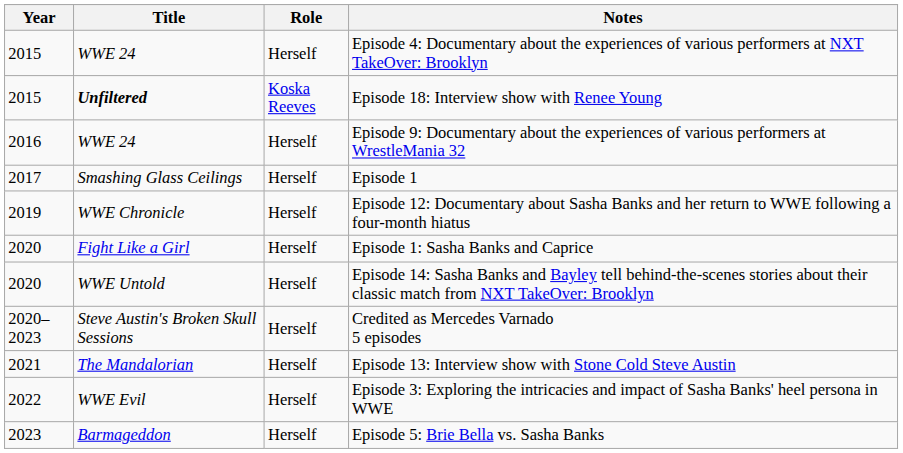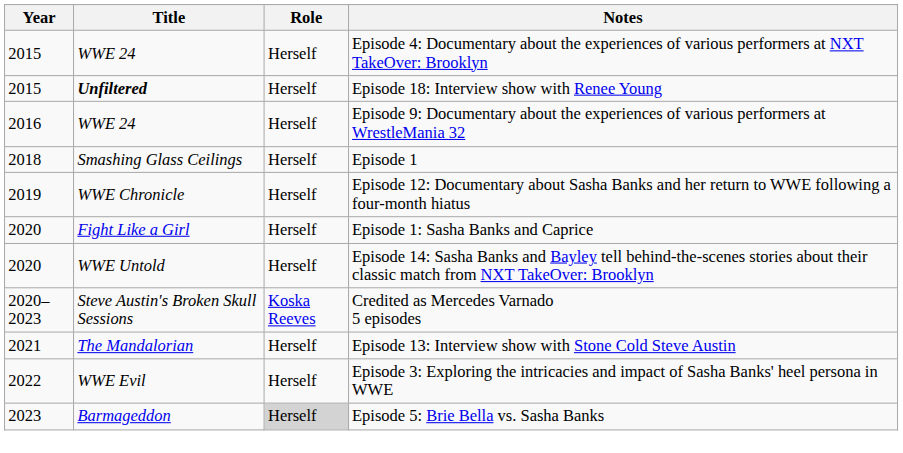(292, 97) Koska Reeves -> (292, 88) Herself
(25, 177) 2017 -> (25, 159) 2018
(292, 328) Herself -> (292, 310) Koska Reeves
(292, 434) no background -> (292, 416) lightgrey background
